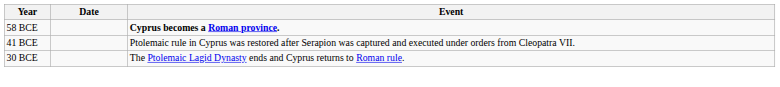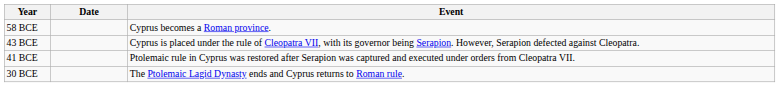(205, 27) bold -> (200, 27) normal
+ row: (22, 43)
